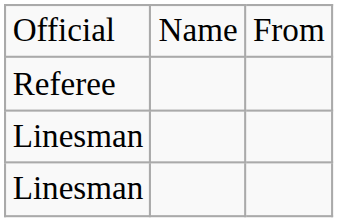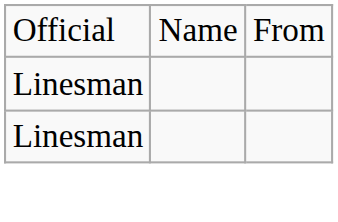- row: (64, 83)
